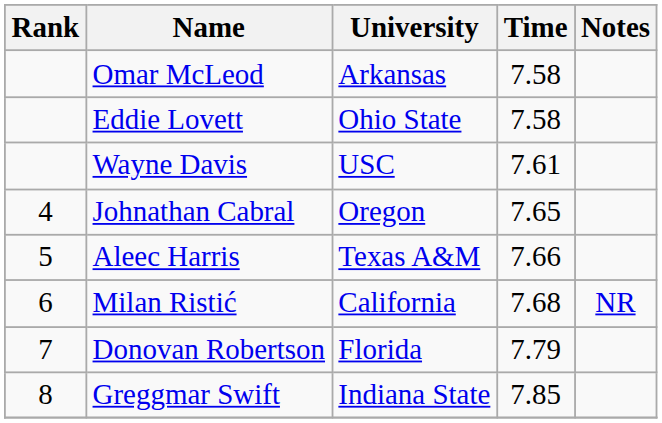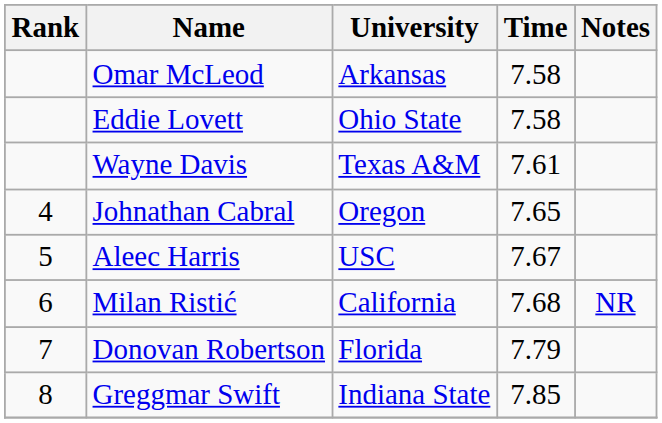(367, 165) USC -> (409, 165) Texas A&M
(409, 257) Texas A&M -> (367, 257) USC
(536, 257) 7.66 -> (536, 257) 7.67
